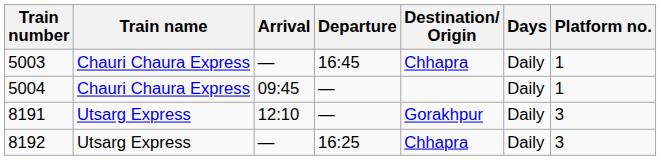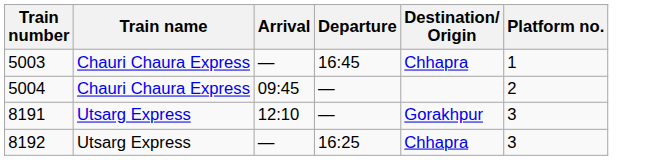- column: (527, 27)
(559, 89) 1 -> (512, 89) 2
